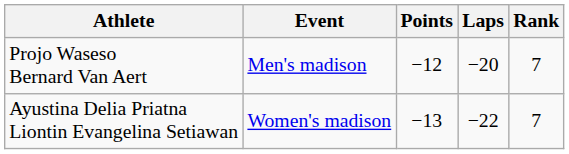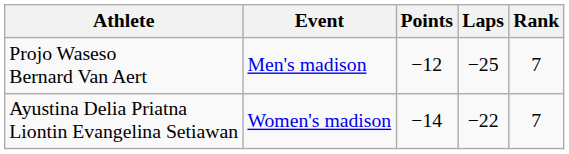(483, 65) −20 -> (483, 65) −25
(427, 121) −13 -> (427, 121) −14
